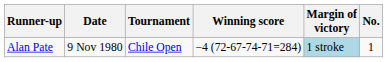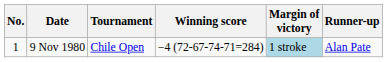columns swapped: (371, 21) <-> (35, 21)
